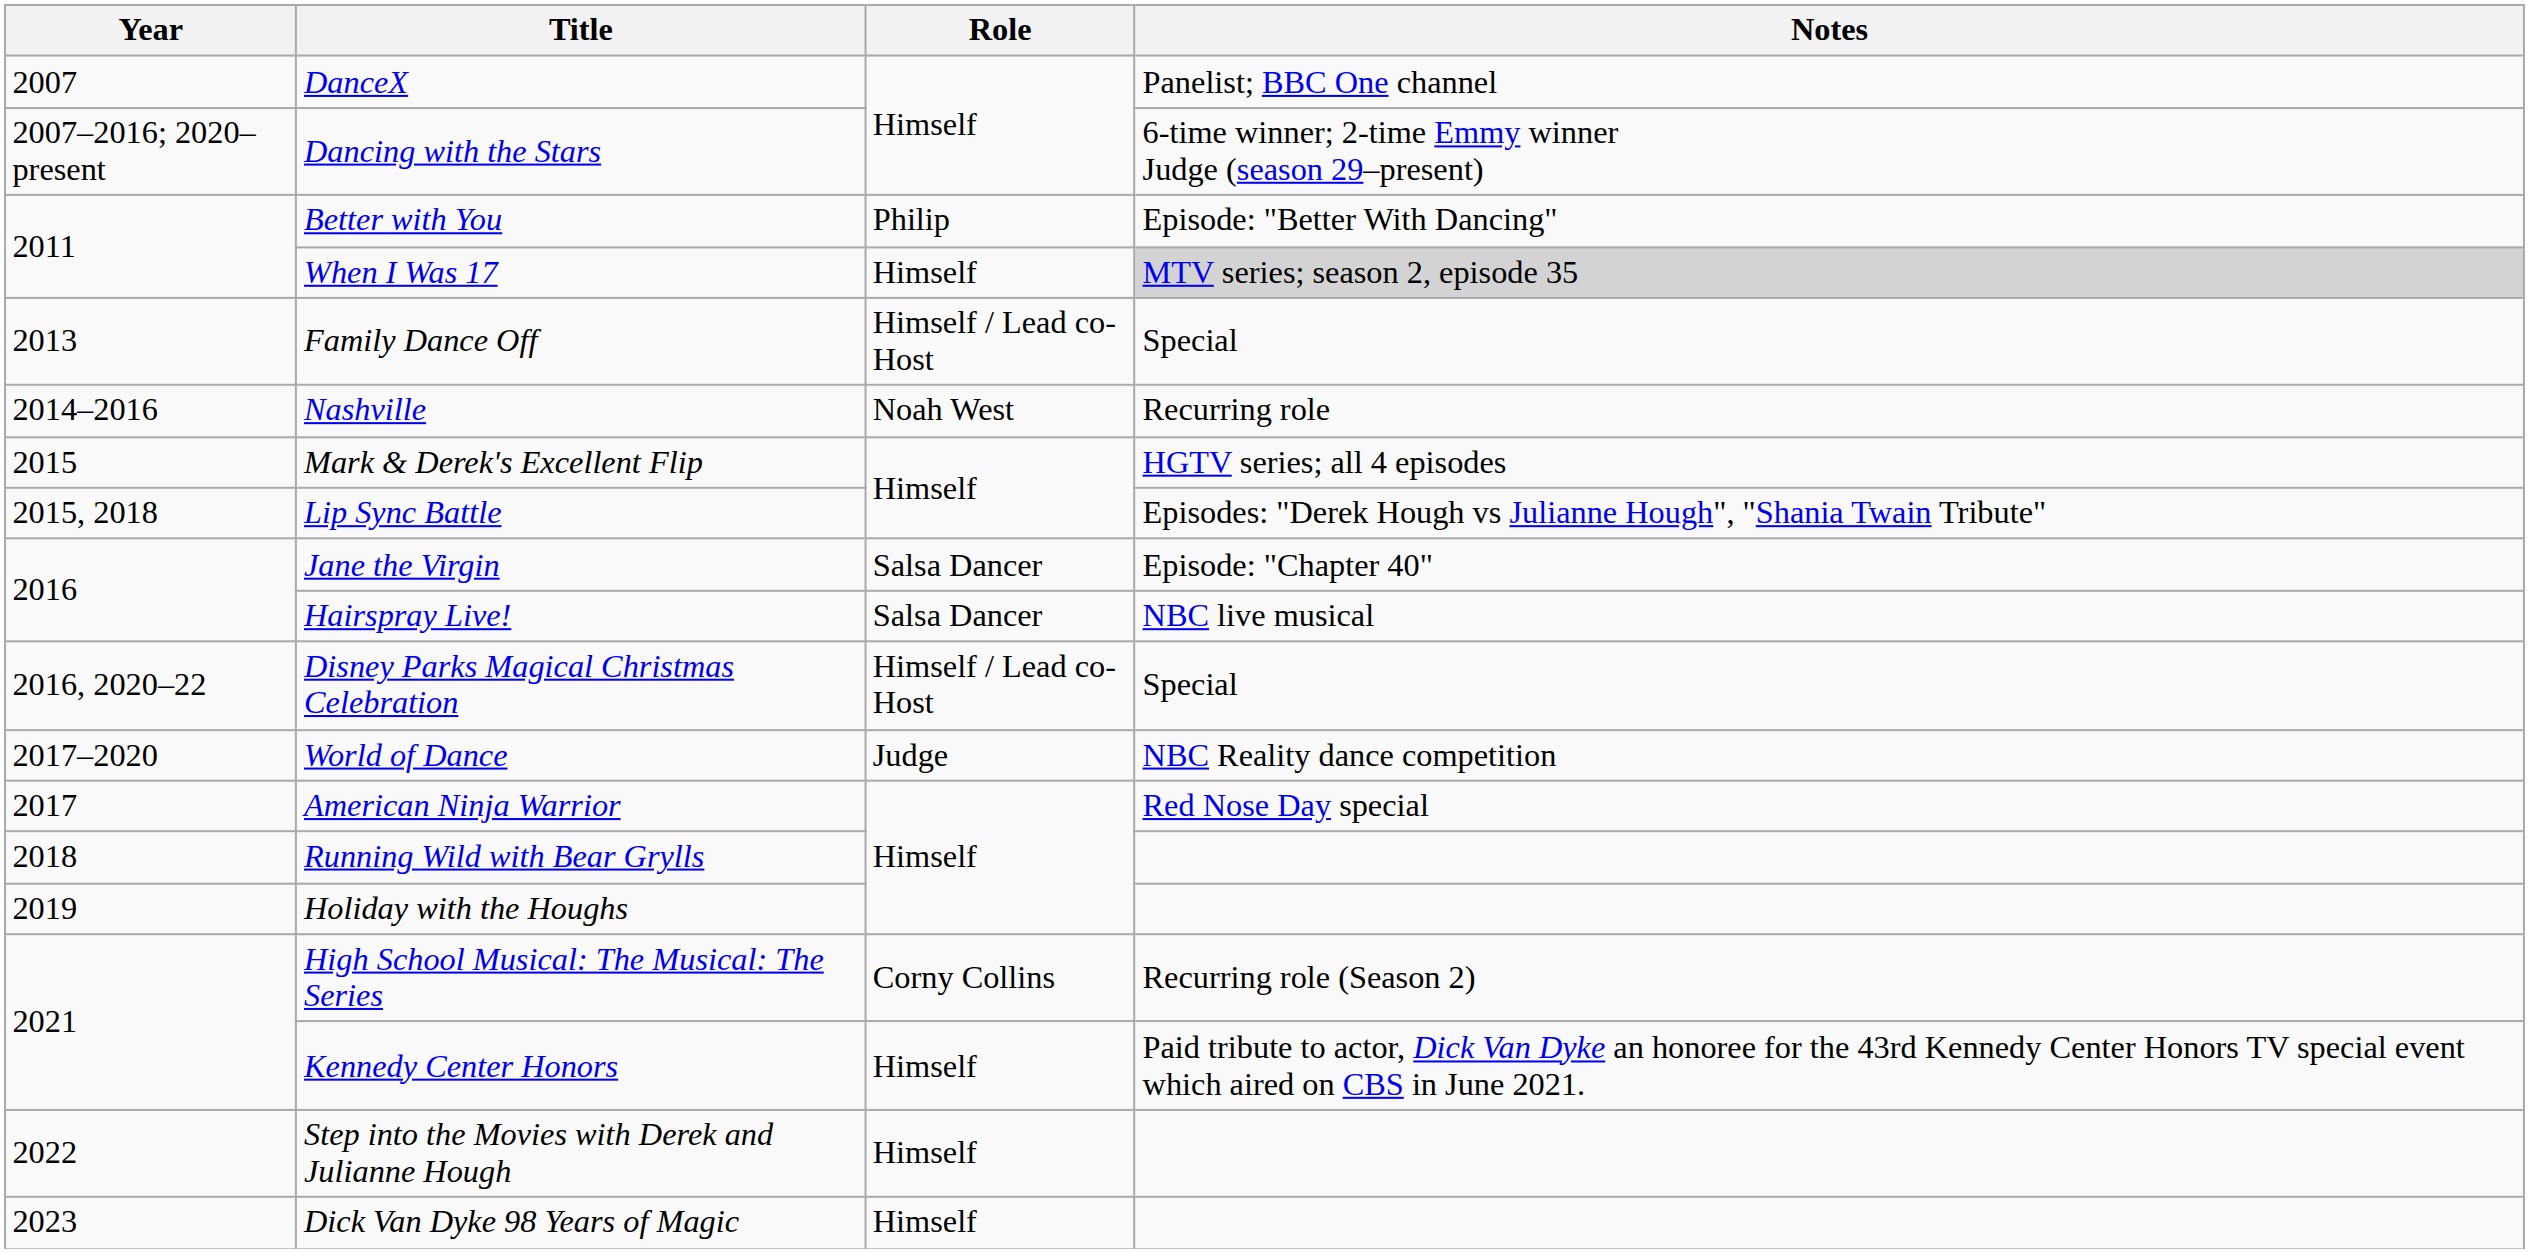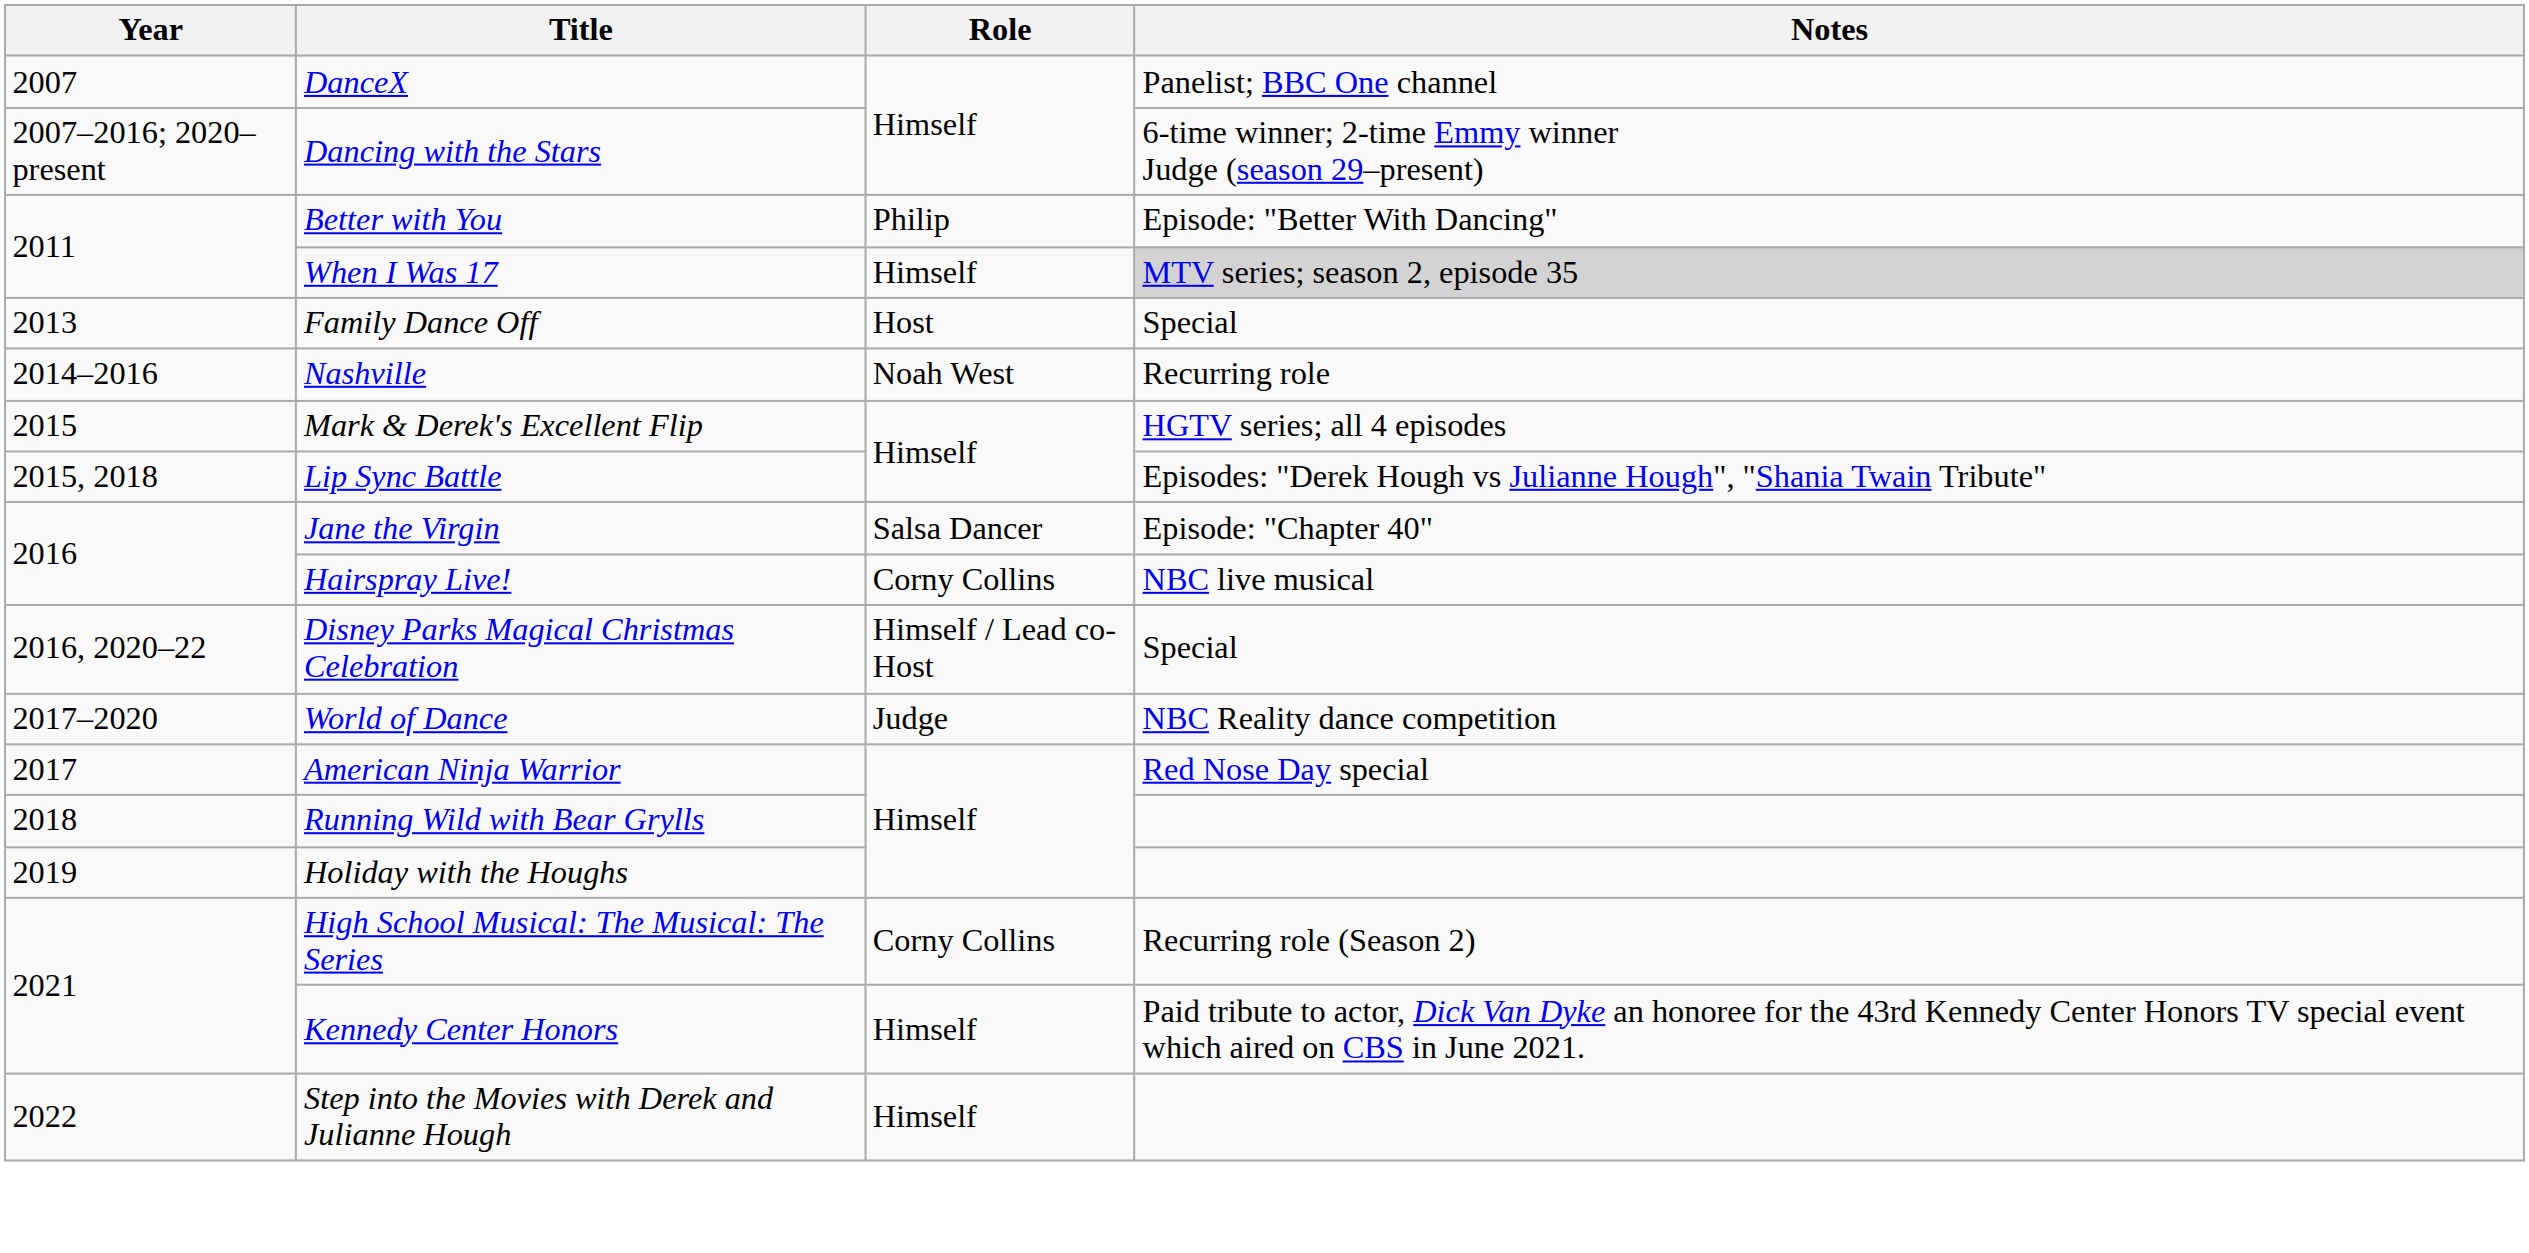(994, 340) Himself / Lead co-Host -> (903, 322) Host
(958, 615) Salsa Dancer -> (964, 579) Corny Collins
- row: (522, 1222)
